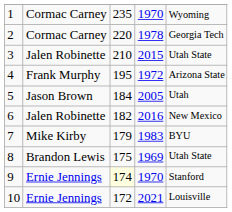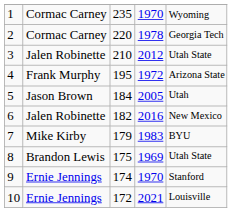(151, 55) 2015 -> (151, 55) 2012
(122, 177) lightyellow background -> (122, 177) no background
